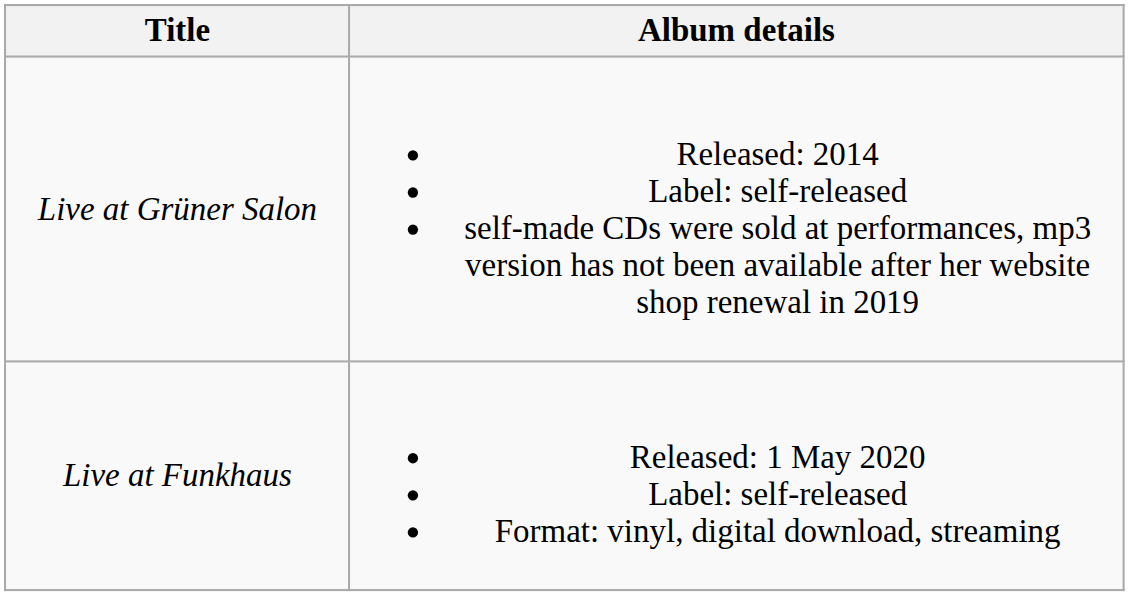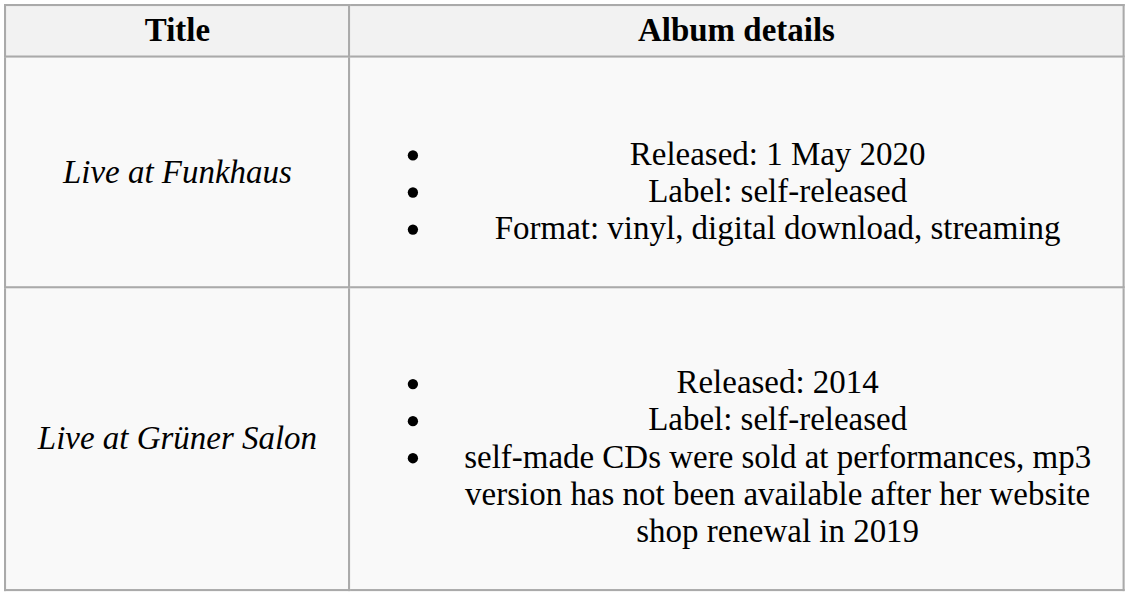rows swapped: (177, 208) <-> (177, 475)
